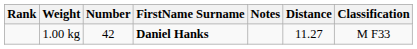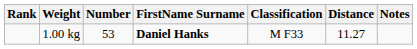columns swapped: (374, 14) <-> (265, 14)
(108, 34) 42 -> (108, 34) 53
